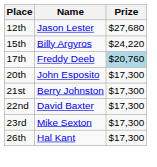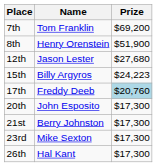+ row: (13, 28)
+ row: (13, 43)
(126, 43) $24,220 -> (132, 75) $24,223
- row: (18, 106)
